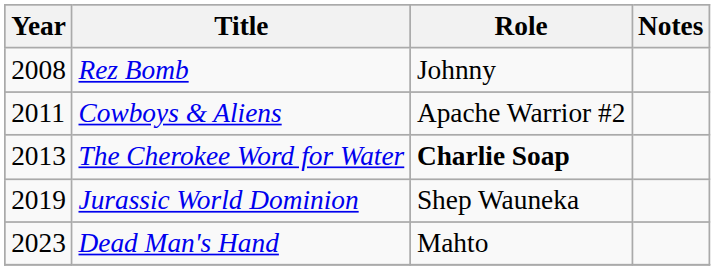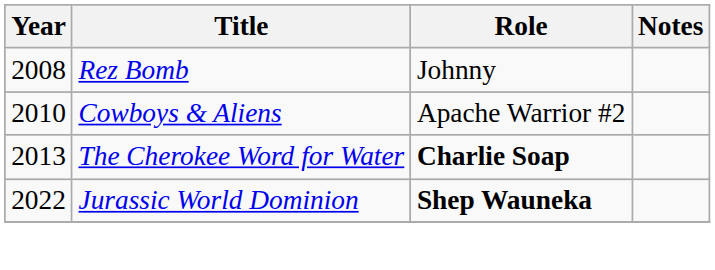(38, 112) 2011 -> (39, 112) 2010
(39, 199) 2019 -> (39, 199) 2022
(498, 199) normal -> (504, 199) bold
- row: (179, 243)
